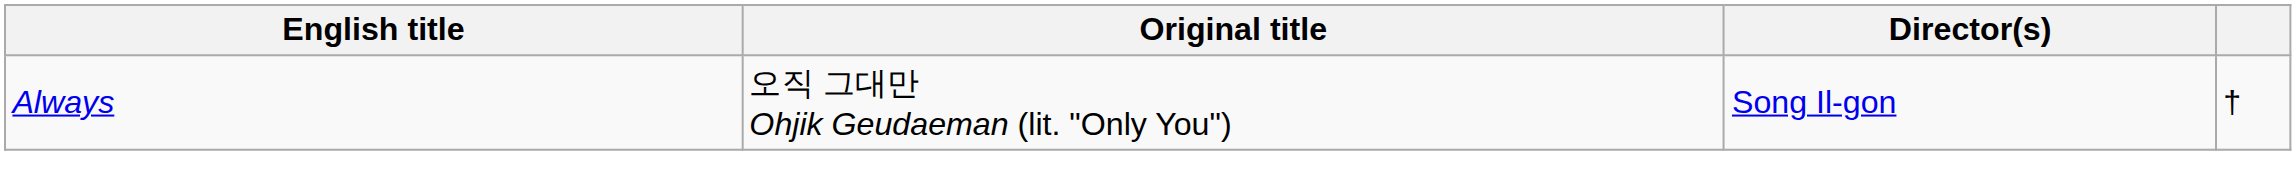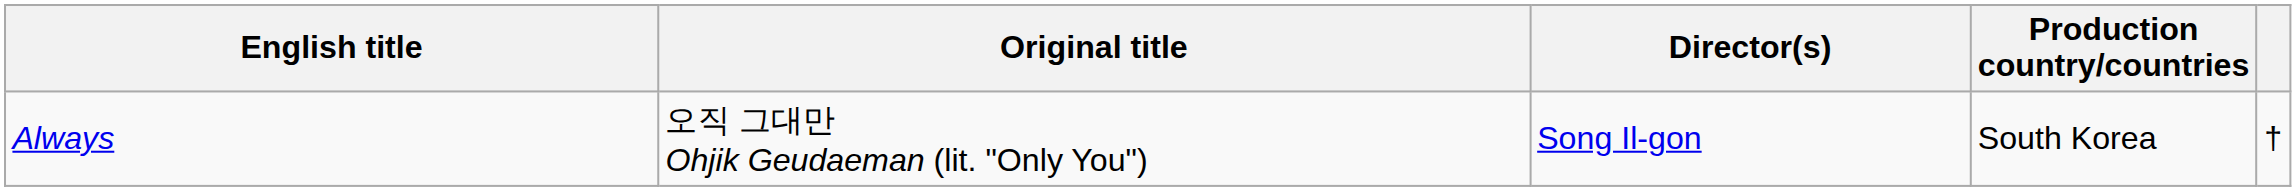+ column: (2114, 48)
